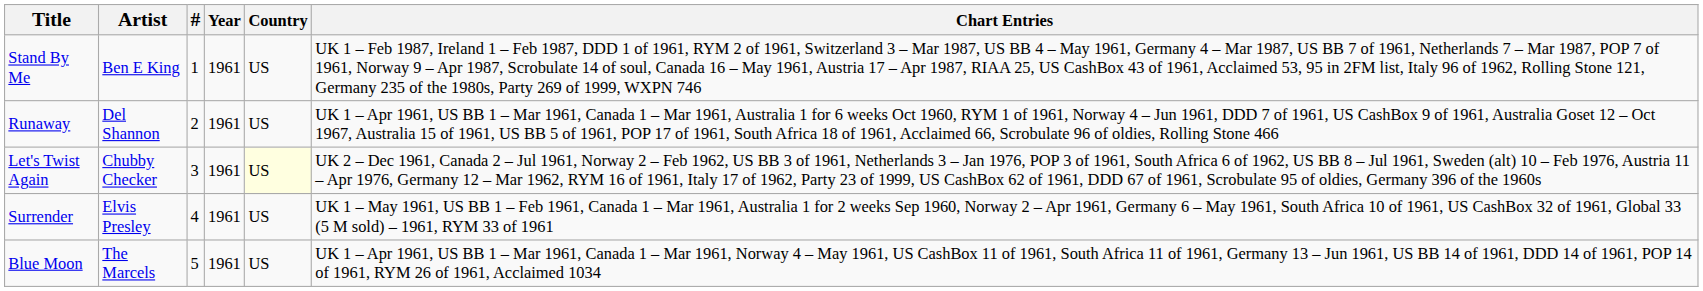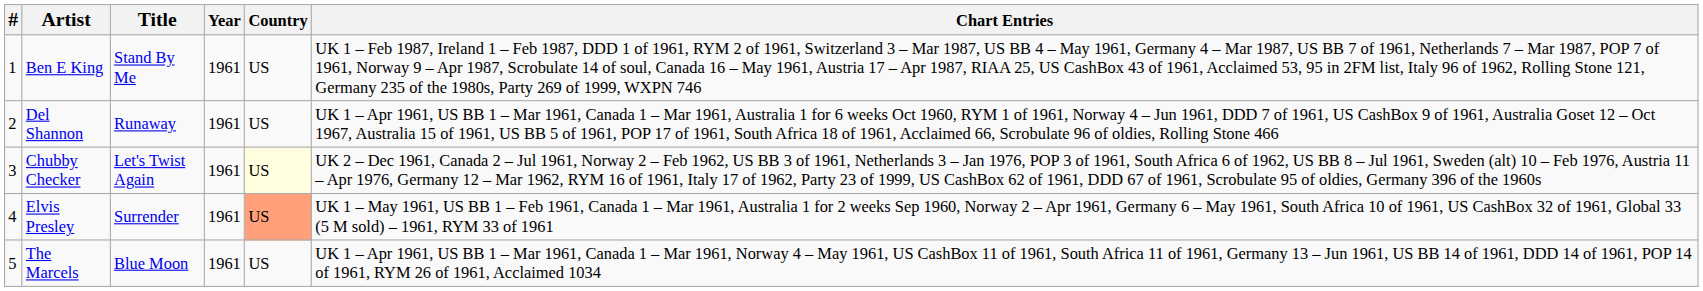columns swapped: (195, 19) <-> (52, 19)
(259, 217) no background -> (259, 217) lightsalmon background
